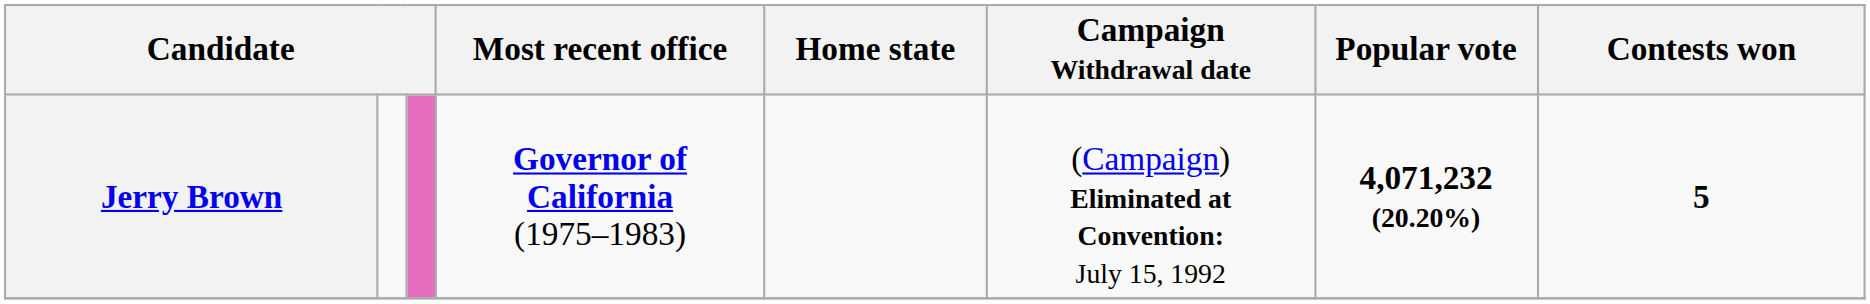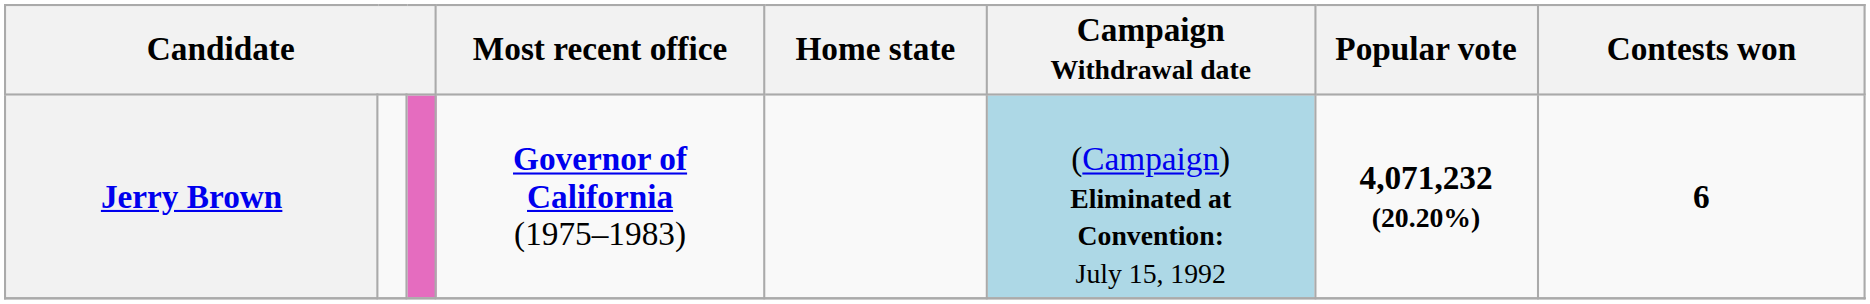(1151, 214) no background -> (1151, 214) lightblue background
(1701, 195) 5 -> (1701, 195) 6
